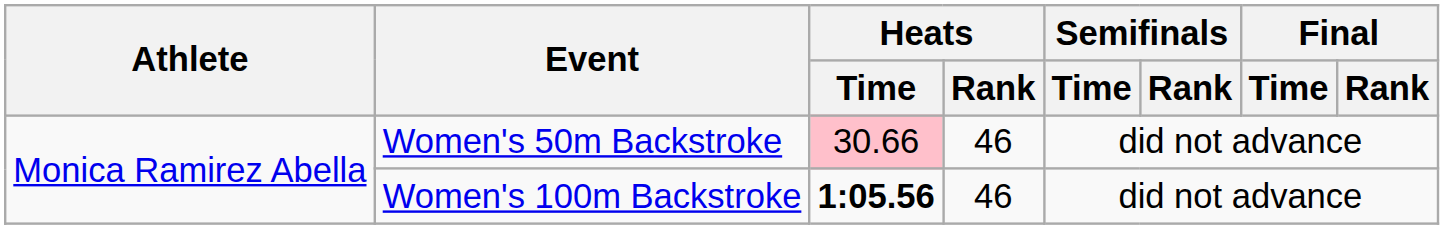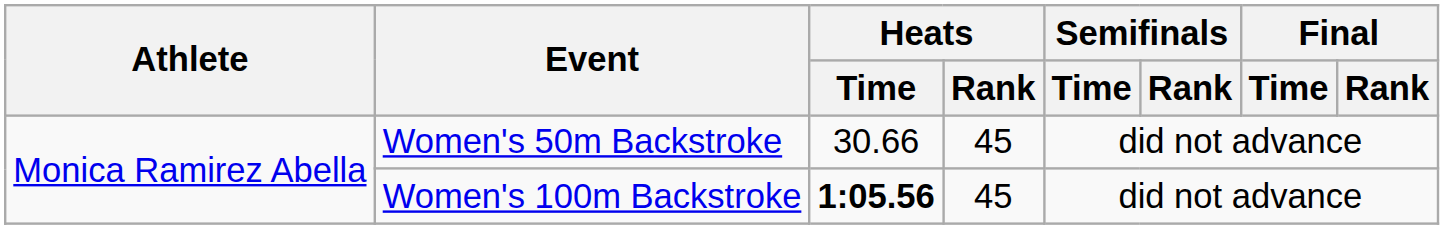(876, 142) pink background -> (876, 142) no background
(993, 142) 46 -> (993, 142) 45
(993, 197) 46 -> (993, 197) 45
